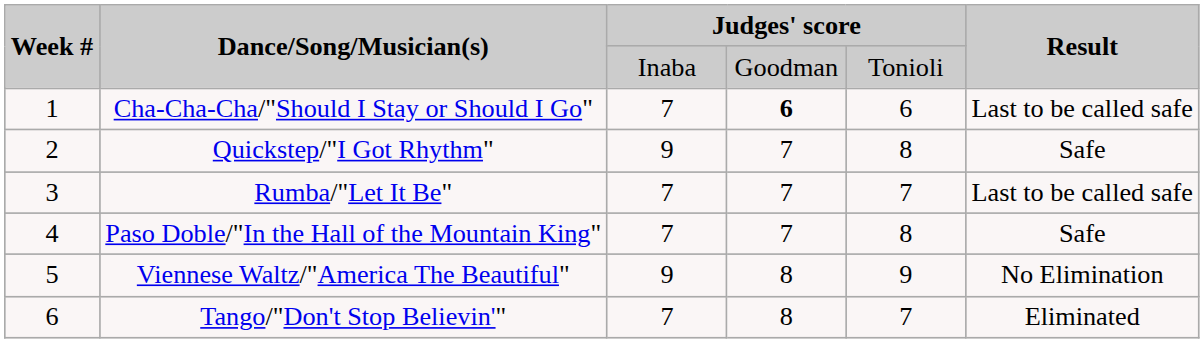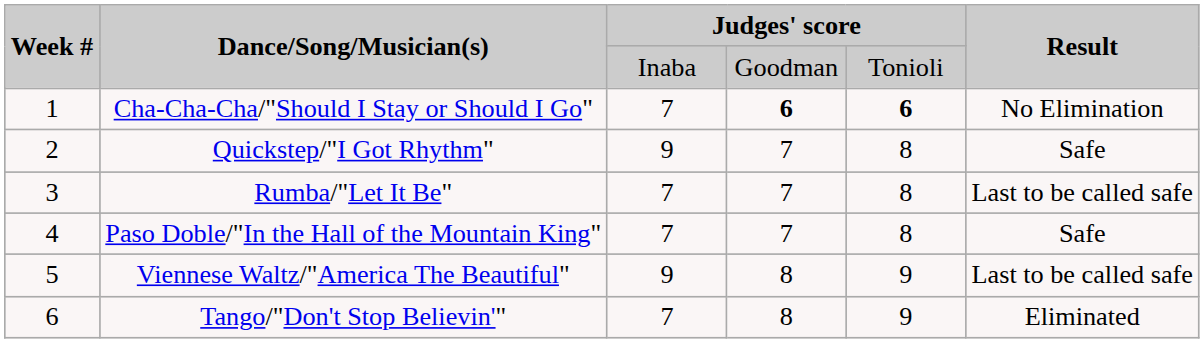(906, 108) normal -> (906, 108) bold
(1082, 108) Last to be called safe -> (1082, 108) No Elimination
(906, 191) 7 -> (906, 191) 8
(1082, 274) No Elimination -> (1082, 274) Last to be called safe
(906, 316) 7 -> (906, 316) 9
